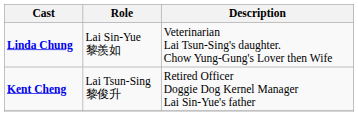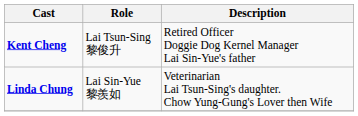rows swapped: (37, 89) <-> (40, 44)
